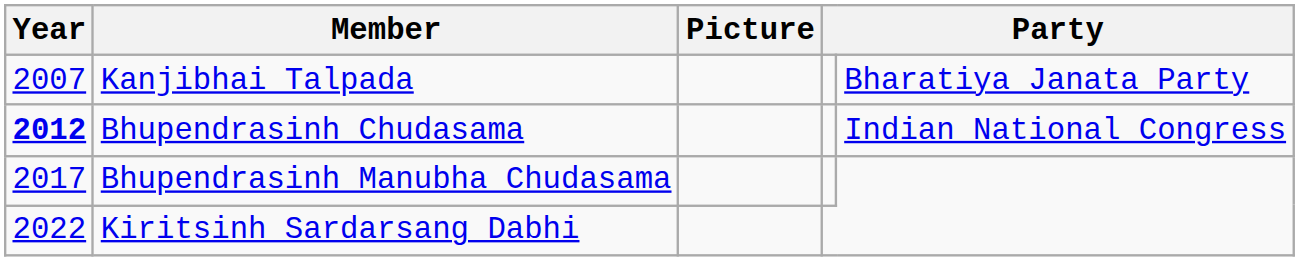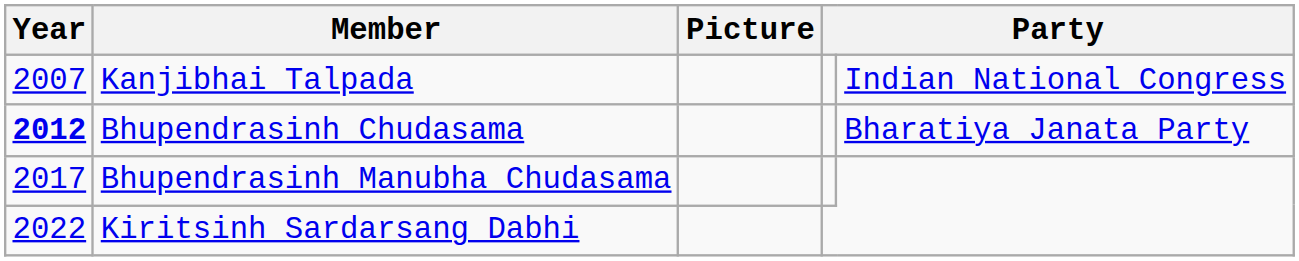(1047, 80) Bharatiya Janata Party -> (1065, 80) Indian National Congress
(1065, 130) Indian National Congress -> (1047, 130) Bharatiya Janata Party
